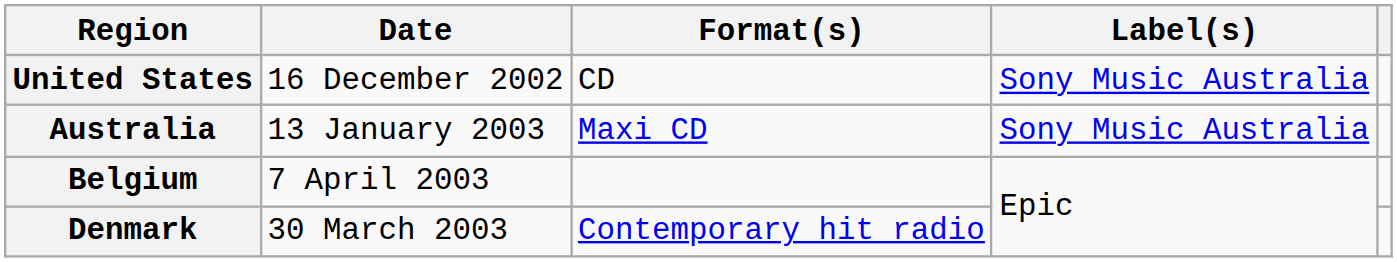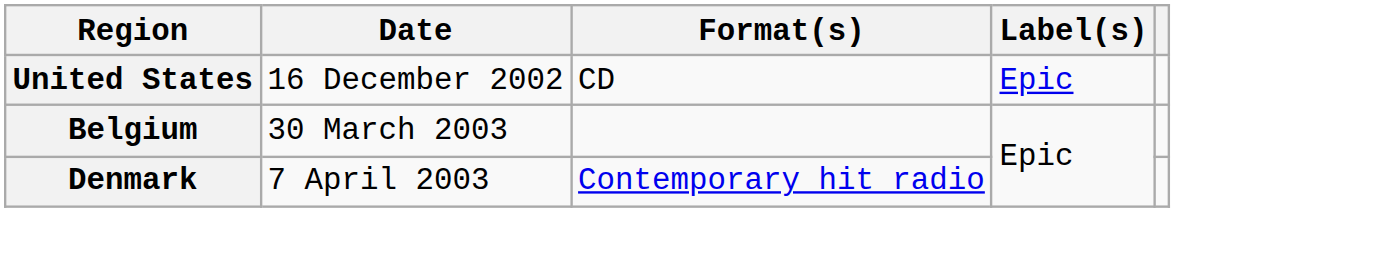(1184, 81) Sony Music Australia -> (1037, 81) Epic
- row: (133, 131)
(378, 181) 7 April 2003 -> (388, 131) 30 March 2003
(388, 231) 30 March 2003 -> (378, 181) 7 April 2003
